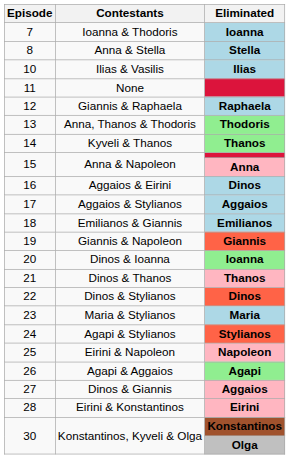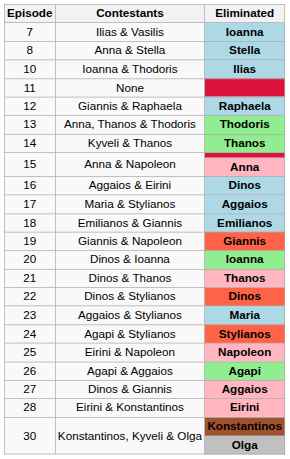(130, 32) Ioanna & Thodoris -> (130, 32) Ilias & Vasilis
(130, 69) Ilias & Vasilis -> (130, 69) Ioanna & Thodoris
(130, 204) Aggaios & Stylianos -> (130, 204) Maria & Stylianos
(130, 315) Maria & Stylianos -> (130, 315) Aggaios & Stylianos
